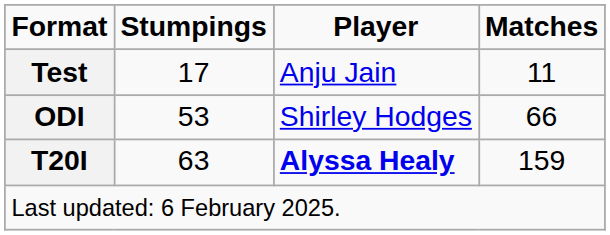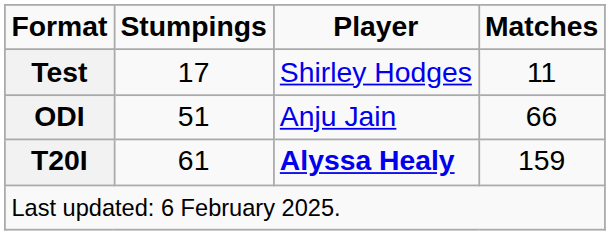(338, 71) Anju Jain -> (376, 71) Shirley Hodges
(194, 116) 53 -> (194, 116) 51
(376, 116) Shirley Hodges -> (338, 116) Anju Jain
(194, 161) 63 -> (194, 161) 61
